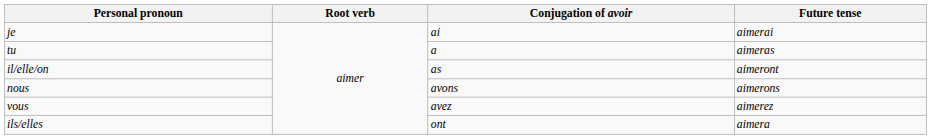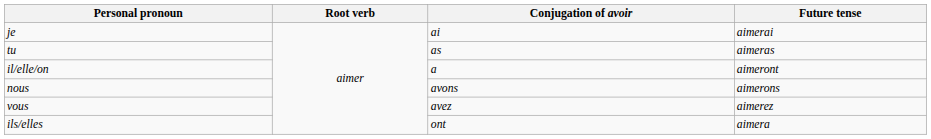(434, 50) a -> (436, 50) as
(436, 69) as -> (434, 69) a
